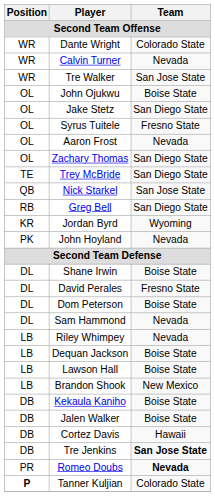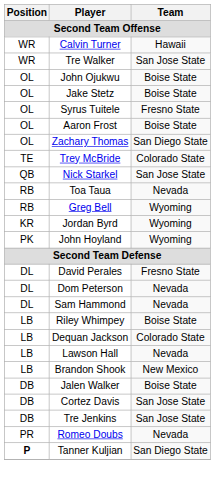- row: (90, 45)
(170, 61) Nevada -> (170, 45) Hawaii
(170, 110) San Diego State -> (170, 93) Boise State
(170, 142) Nevada -> (170, 126) Boise State
(170, 175) San Diego State -> (170, 158) Colorado State
+ row: (90, 191)
(170, 207) San Diego State -> (170, 207) Wyoming
(170, 239) Nevada -> (170, 239) Wyoming
- row: (90, 272)
(170, 304) Boise State -> (170, 288) Nevada
(170, 337) Nevada -> (170, 321) Boise State
(170, 353) Boise State -> (170, 337) Colorado State
(170, 369) Boise State -> (170, 353) Nevada
- row: (90, 402)
(170, 434) Hawaii -> (170, 402) San Jose State
(170, 451) bold -> (170, 418) normal
(170, 467) bold -> (170, 434) normal
(170, 483) Colorado State -> (170, 451) San Diego State
